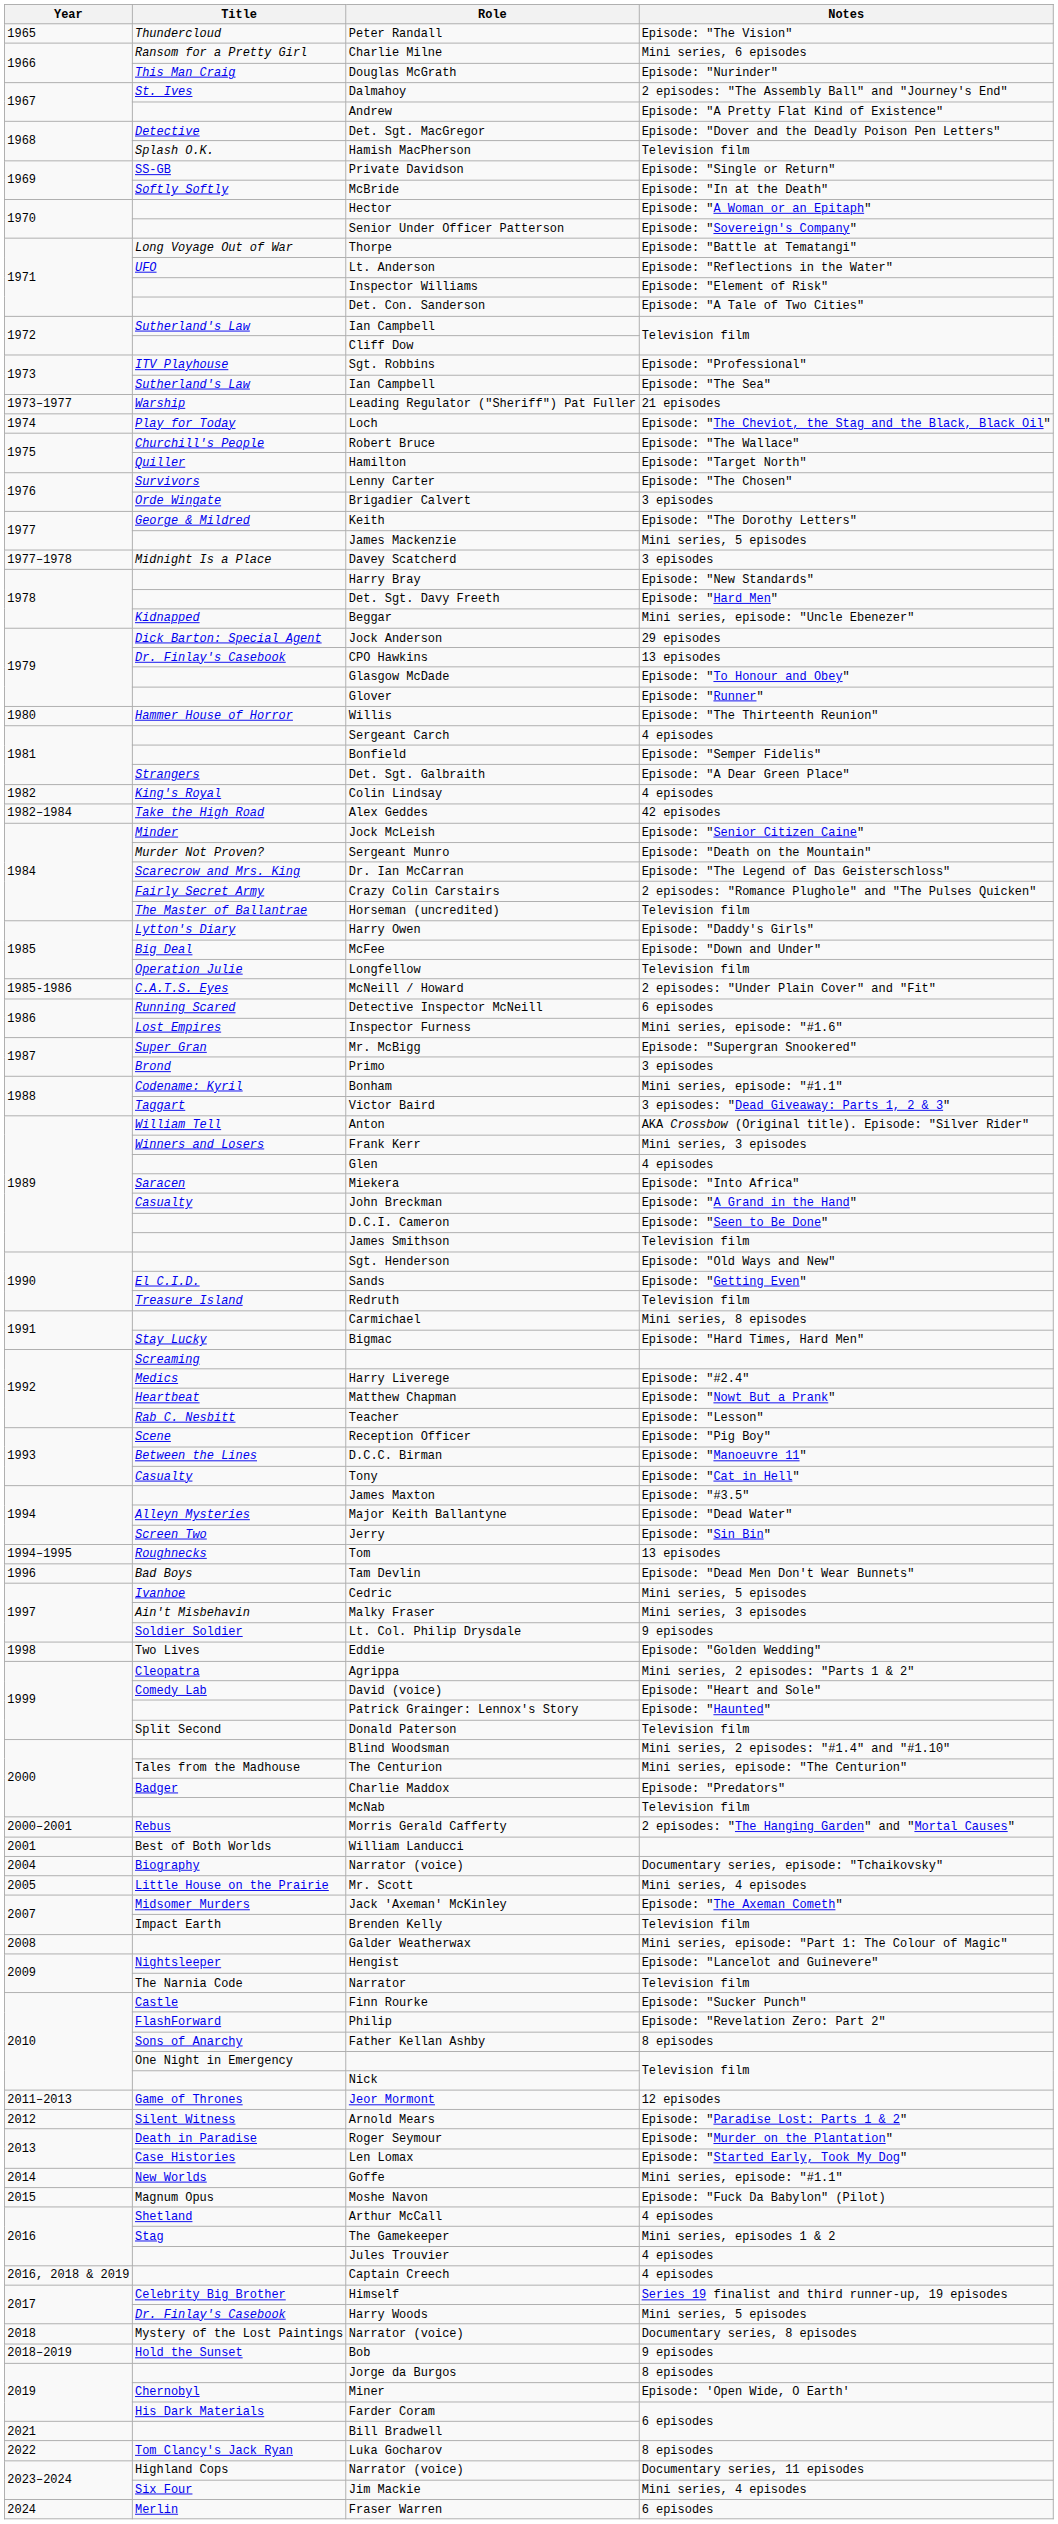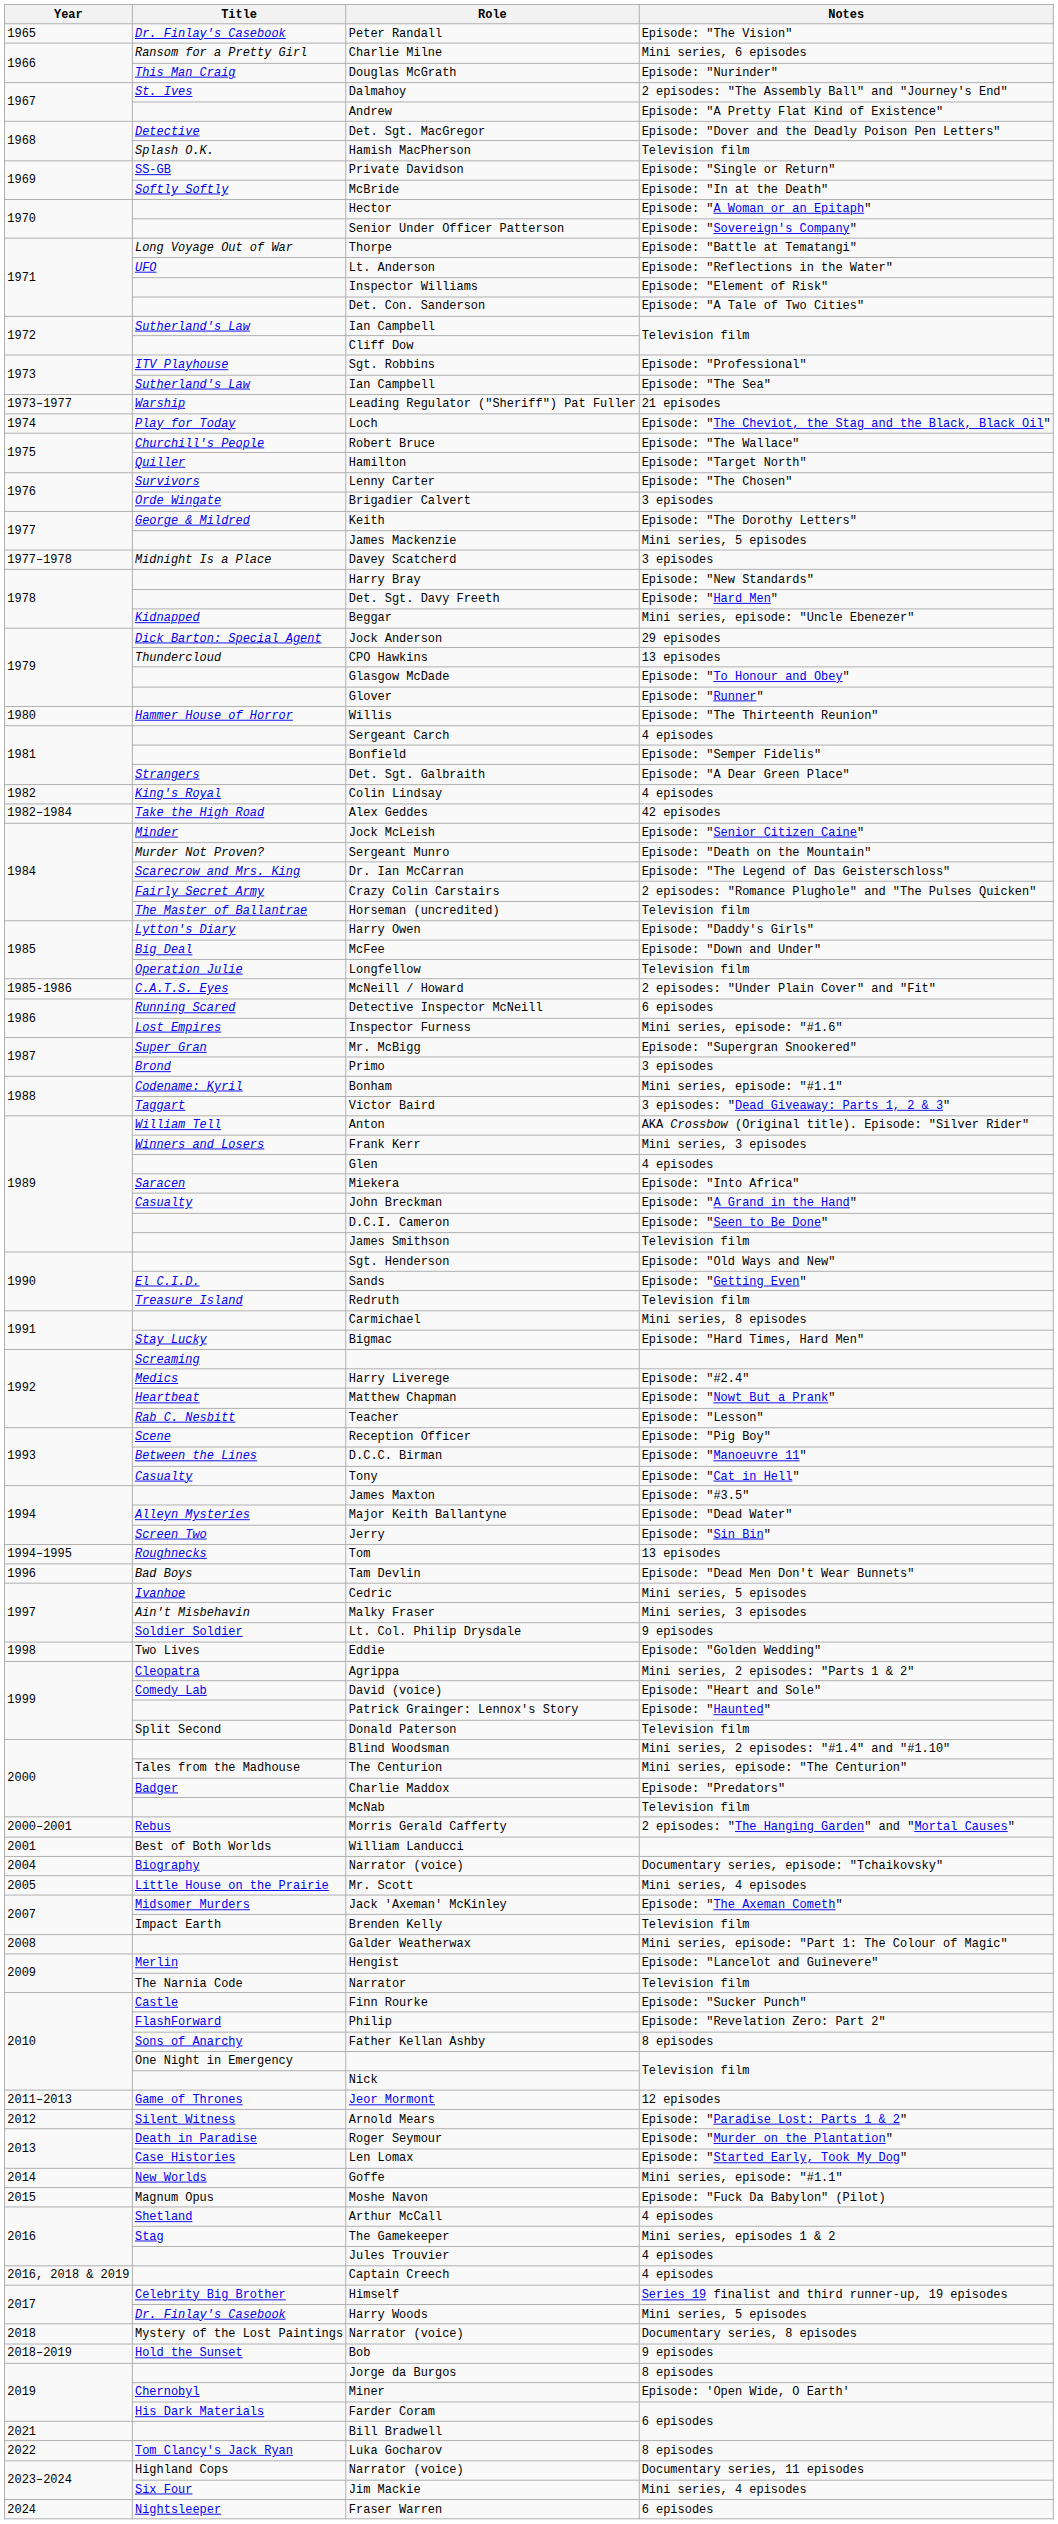(178, 34) Thundercloud -> (210, 34) Dr. Finlay's Casebook
(210, 657) Dr. Finlay's Casebook -> (178, 657) Thundercloud
(178, 1963) Nightsleeper -> (157, 1963) Merlin
(157, 2509) Merlin -> (178, 2509) Nightsleeper
